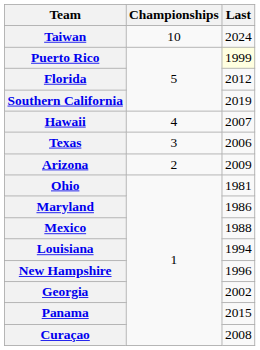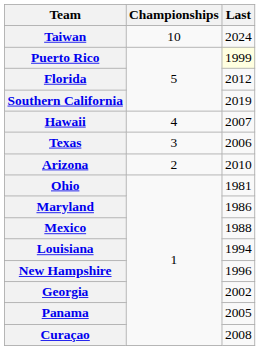(238, 164) 2009 -> (238, 164) 2010
(238, 313) 2015 -> (238, 313) 2005
